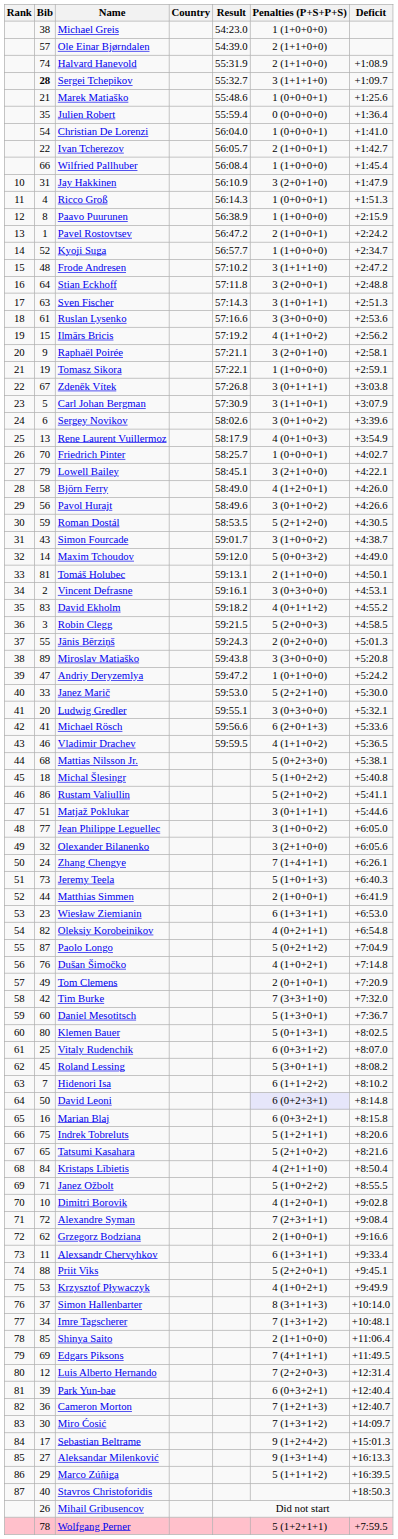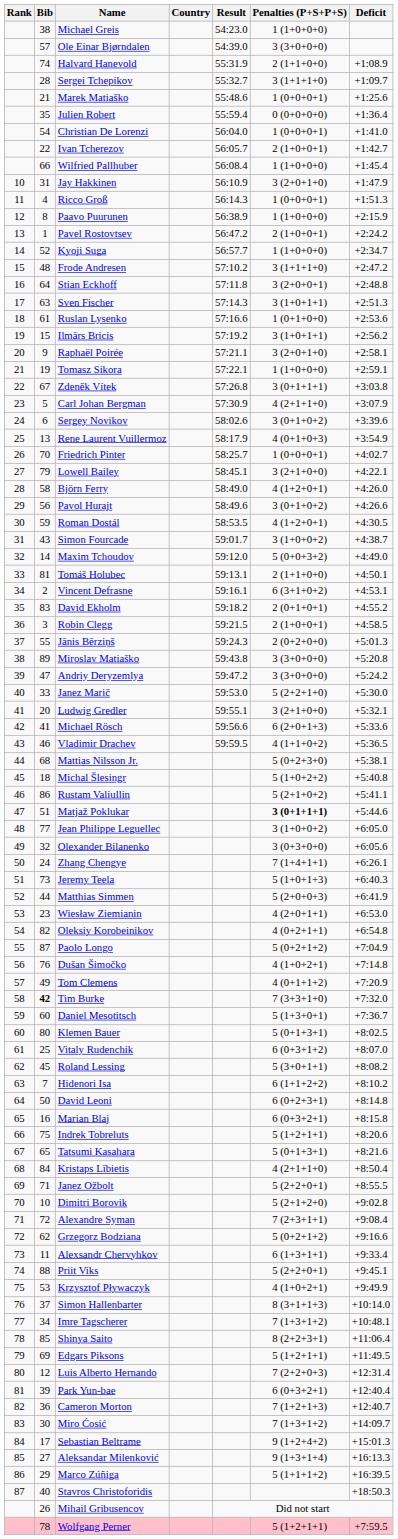(300, 47) 2 (1+1+0+0) -> (300, 47) 3 (3+0+0+0)
(45, 81) bold -> (45, 81) normal
(300, 319) 3 (3+0+0+0) -> (300, 319) 1 (0+1+0+0)
(300, 336) 4 (1+1+0+2) -> (300, 336) 3 (1+0+1+1)
(300, 404) 3 (1+1+0+1) -> (300, 404) 4 (2+1+1+0)
(300, 523) 5 (2+1+2+0) -> (300, 523) 4 (1+2+0+1)
(300, 591) 3 (0+3+0+0) -> (300, 591) 6 (3+1+0+2)
(300, 608) 4 (0+1+1+2) -> (300, 608) 2 (0+1+0+1)
(300, 625) 5 (2+0+0+3) -> (300, 625) 2 (1+0+0+1)
(300, 676) 1 (0+1+0+0) -> (300, 676) 3 (3+0+0+0)
(300, 710) 3 (0+3+0+0) -> (300, 710) 3 (2+1+0+0)
(300, 812) normal -> (300, 812) bold
(300, 846) 3 (2+1+0+0) -> (300, 846) 3 (0+3+0+0)
(300, 897) 2 (1+0+0+1) -> (300, 897) 5 (2+0+0+3)
(300, 914) 6 (1+3+1+1) -> (300, 914) 4 (2+0+1+1)
(300, 982) 2 (0+1+0+1) -> (300, 982) 4 (0+1+1+2)
(45, 999) normal -> (45, 999) bold
(300, 1101) lavender background -> (300, 1101) no background
(300, 1152) 5 (2+1+0+2) -> (300, 1152) 5 (0+1+3+1)
(300, 1186) 5 (1+0+2+2) -> (300, 1186) 5 (2+2+0+1)
(300, 1203) 4 (1+2+0+1) -> (300, 1203) 5 (2+1+2+0)
(300, 1237) 2 (1+0+0+1) -> (300, 1237) 5 (0+2+1+2)
(300, 1339) 2 (1+1+0+0) -> (300, 1339) 8 (2+2+3+1)
(300, 1356) 7 (4+1+1+1) -> (300, 1356) 5 (1+2+1+1)
